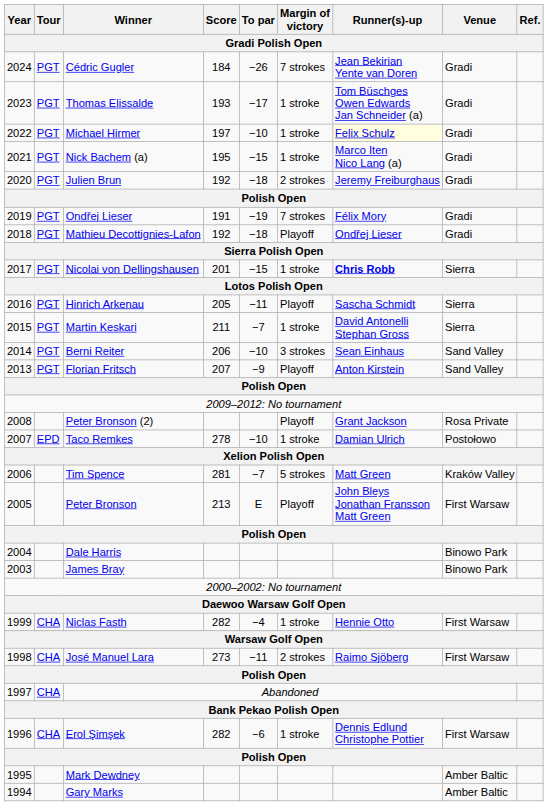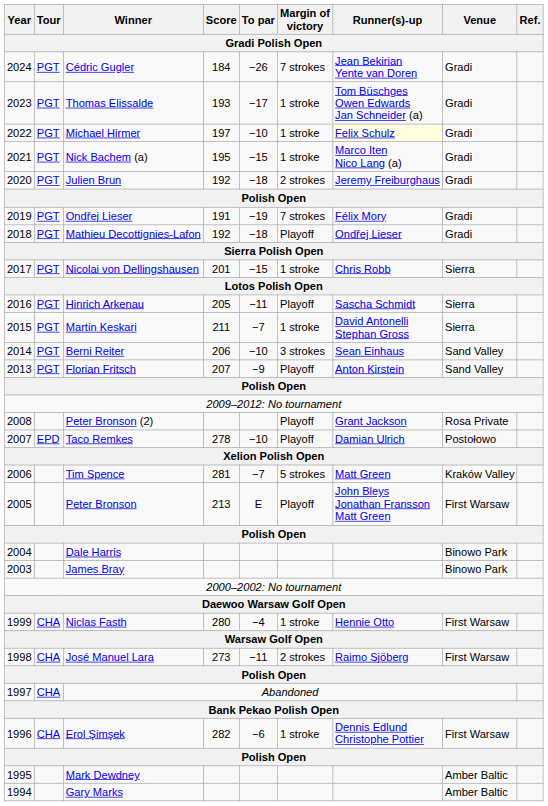(365, 269) bold -> (363, 269) normal
(300, 439) 1 stroke -> (297, 439) Playoff
(221, 622) 282 -> (221, 622) 280
